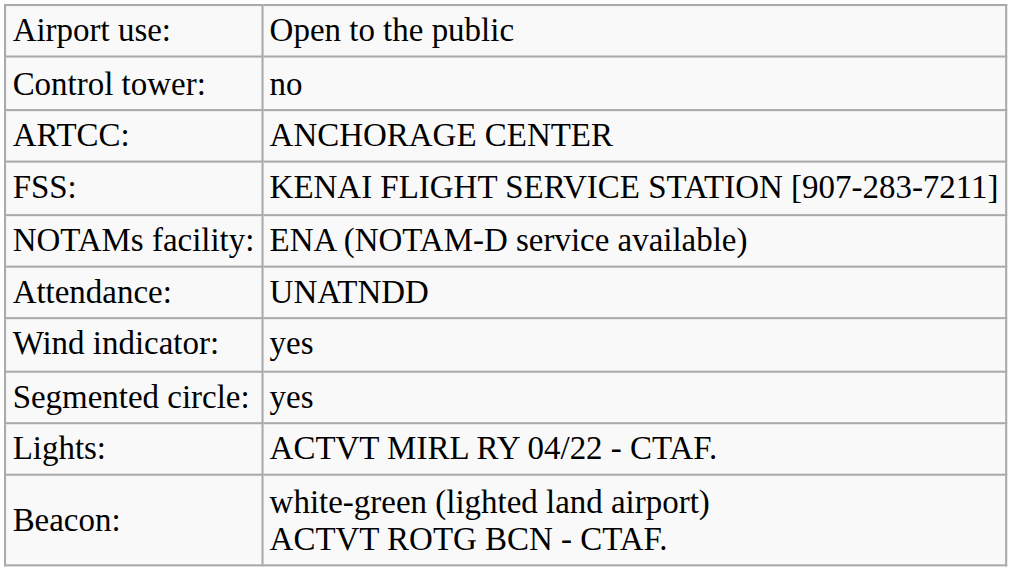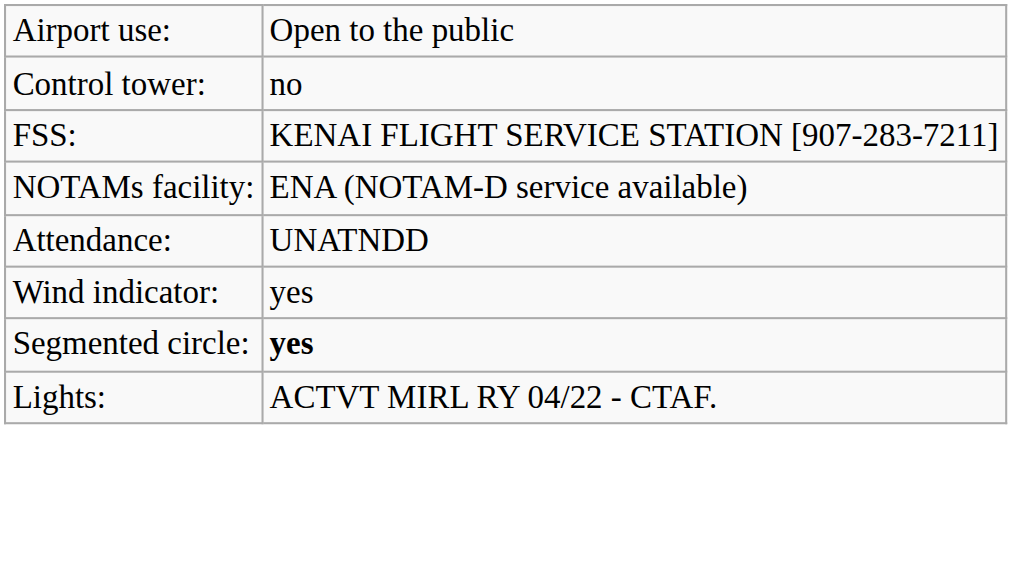- row: (71, 135)
(292, 396) normal -> (292, 344) bold
- row: (67, 519)
